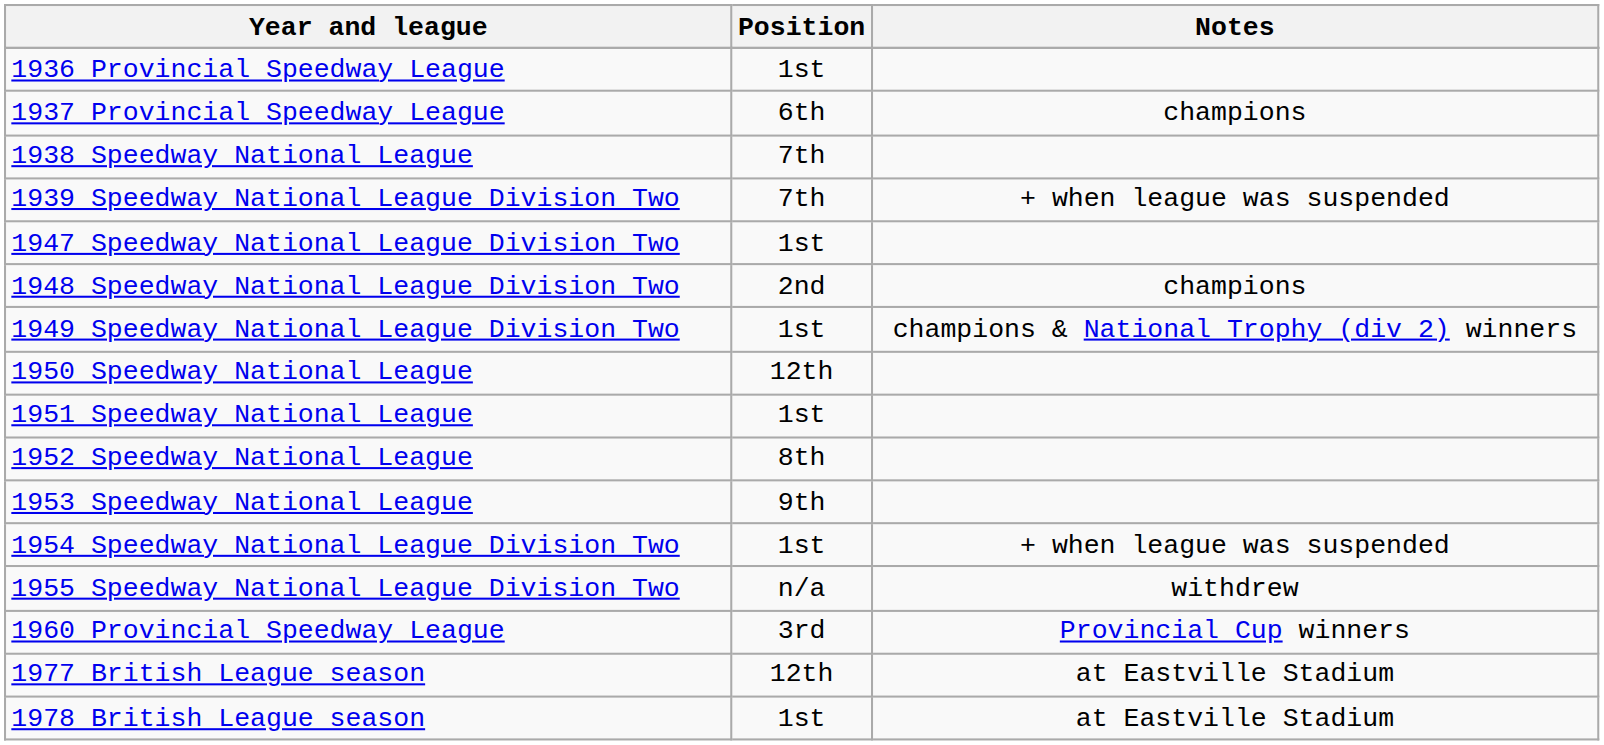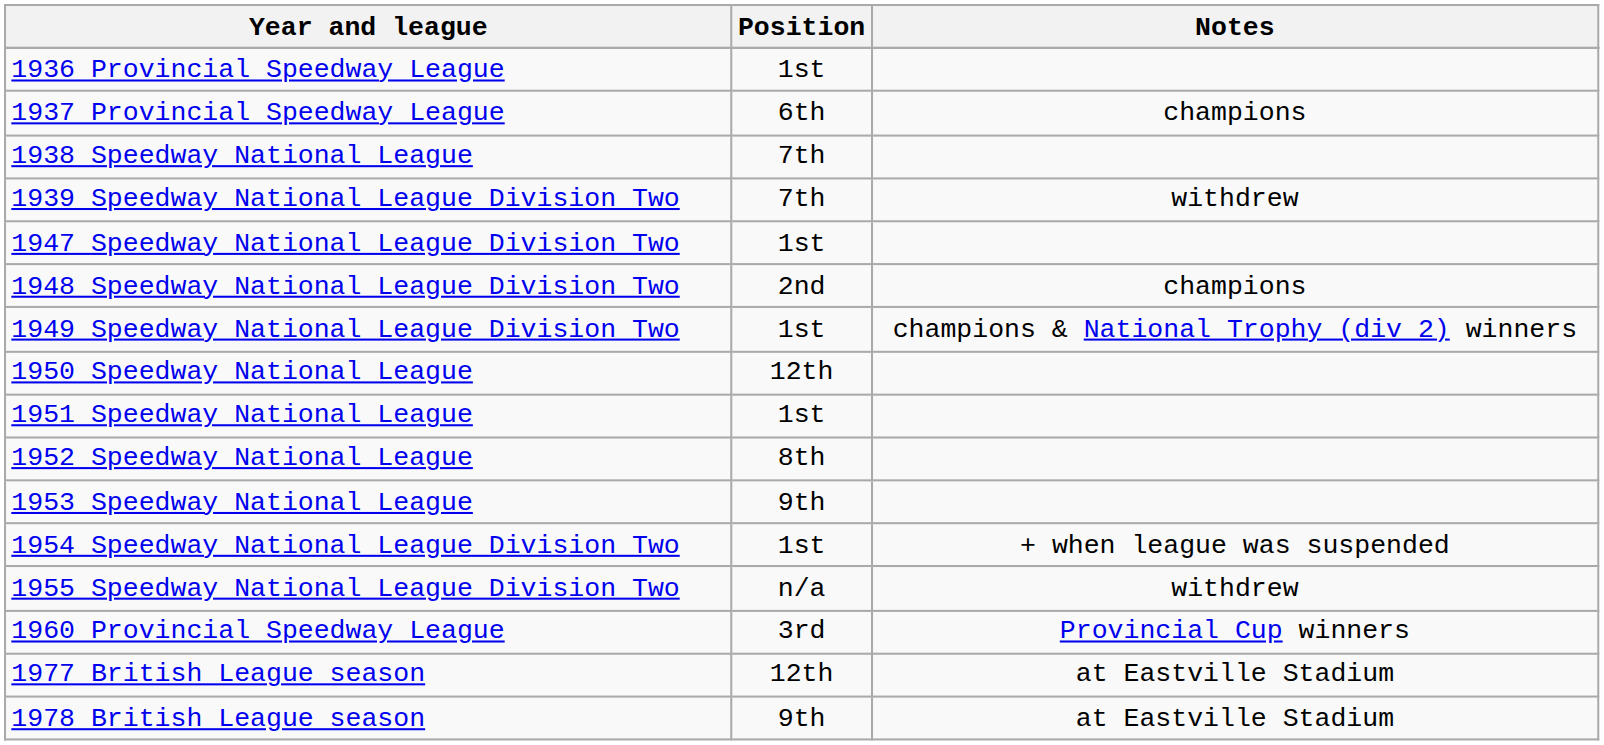(1235, 200) + when league was suspended -> (1235, 200) withdrew
(802, 718) 1st -> (802, 718) 9th
